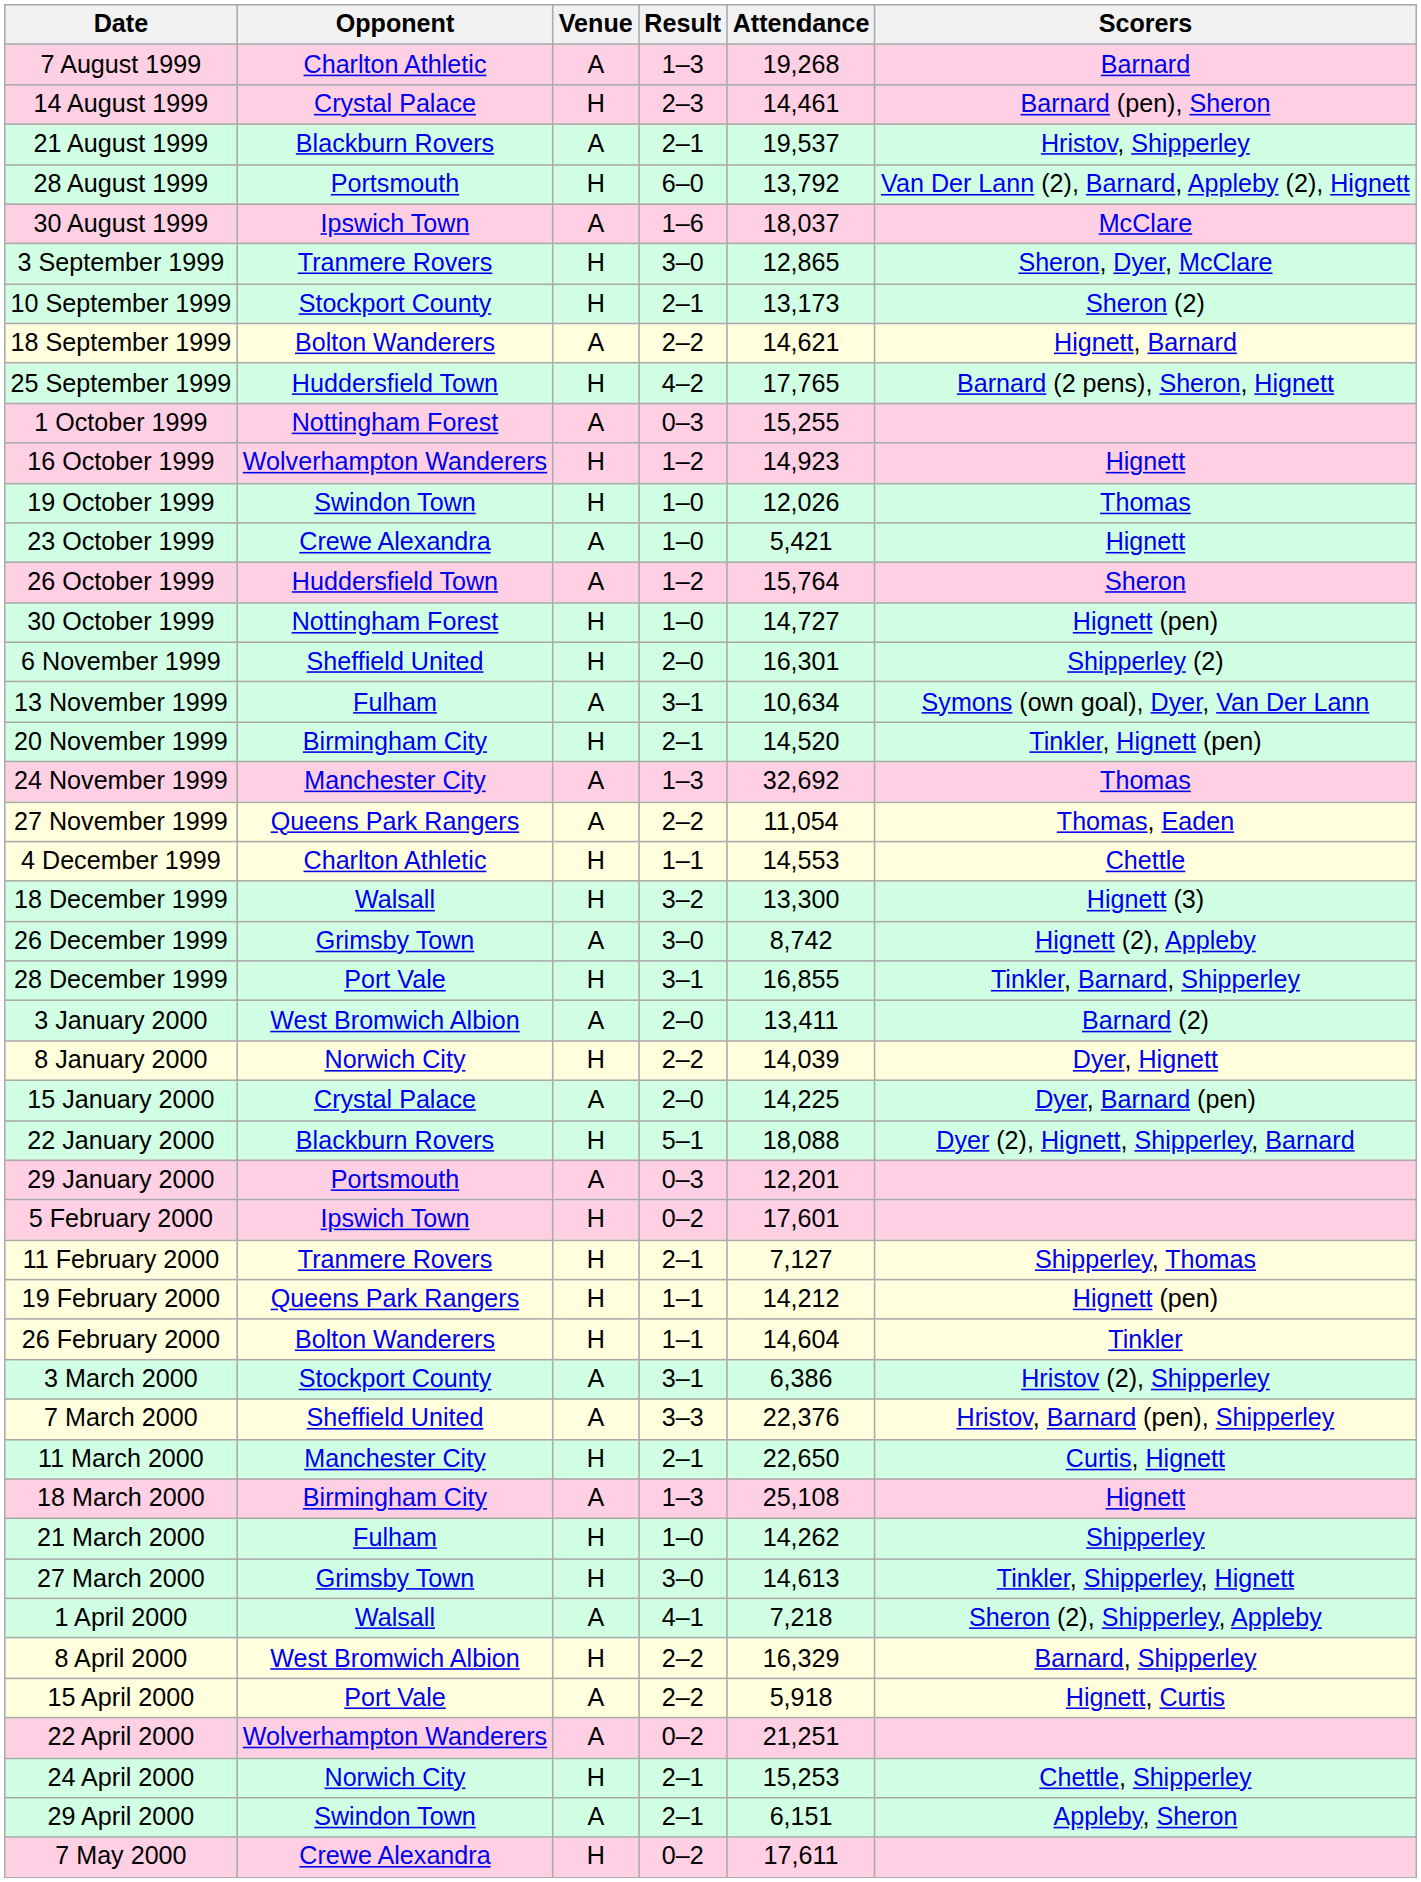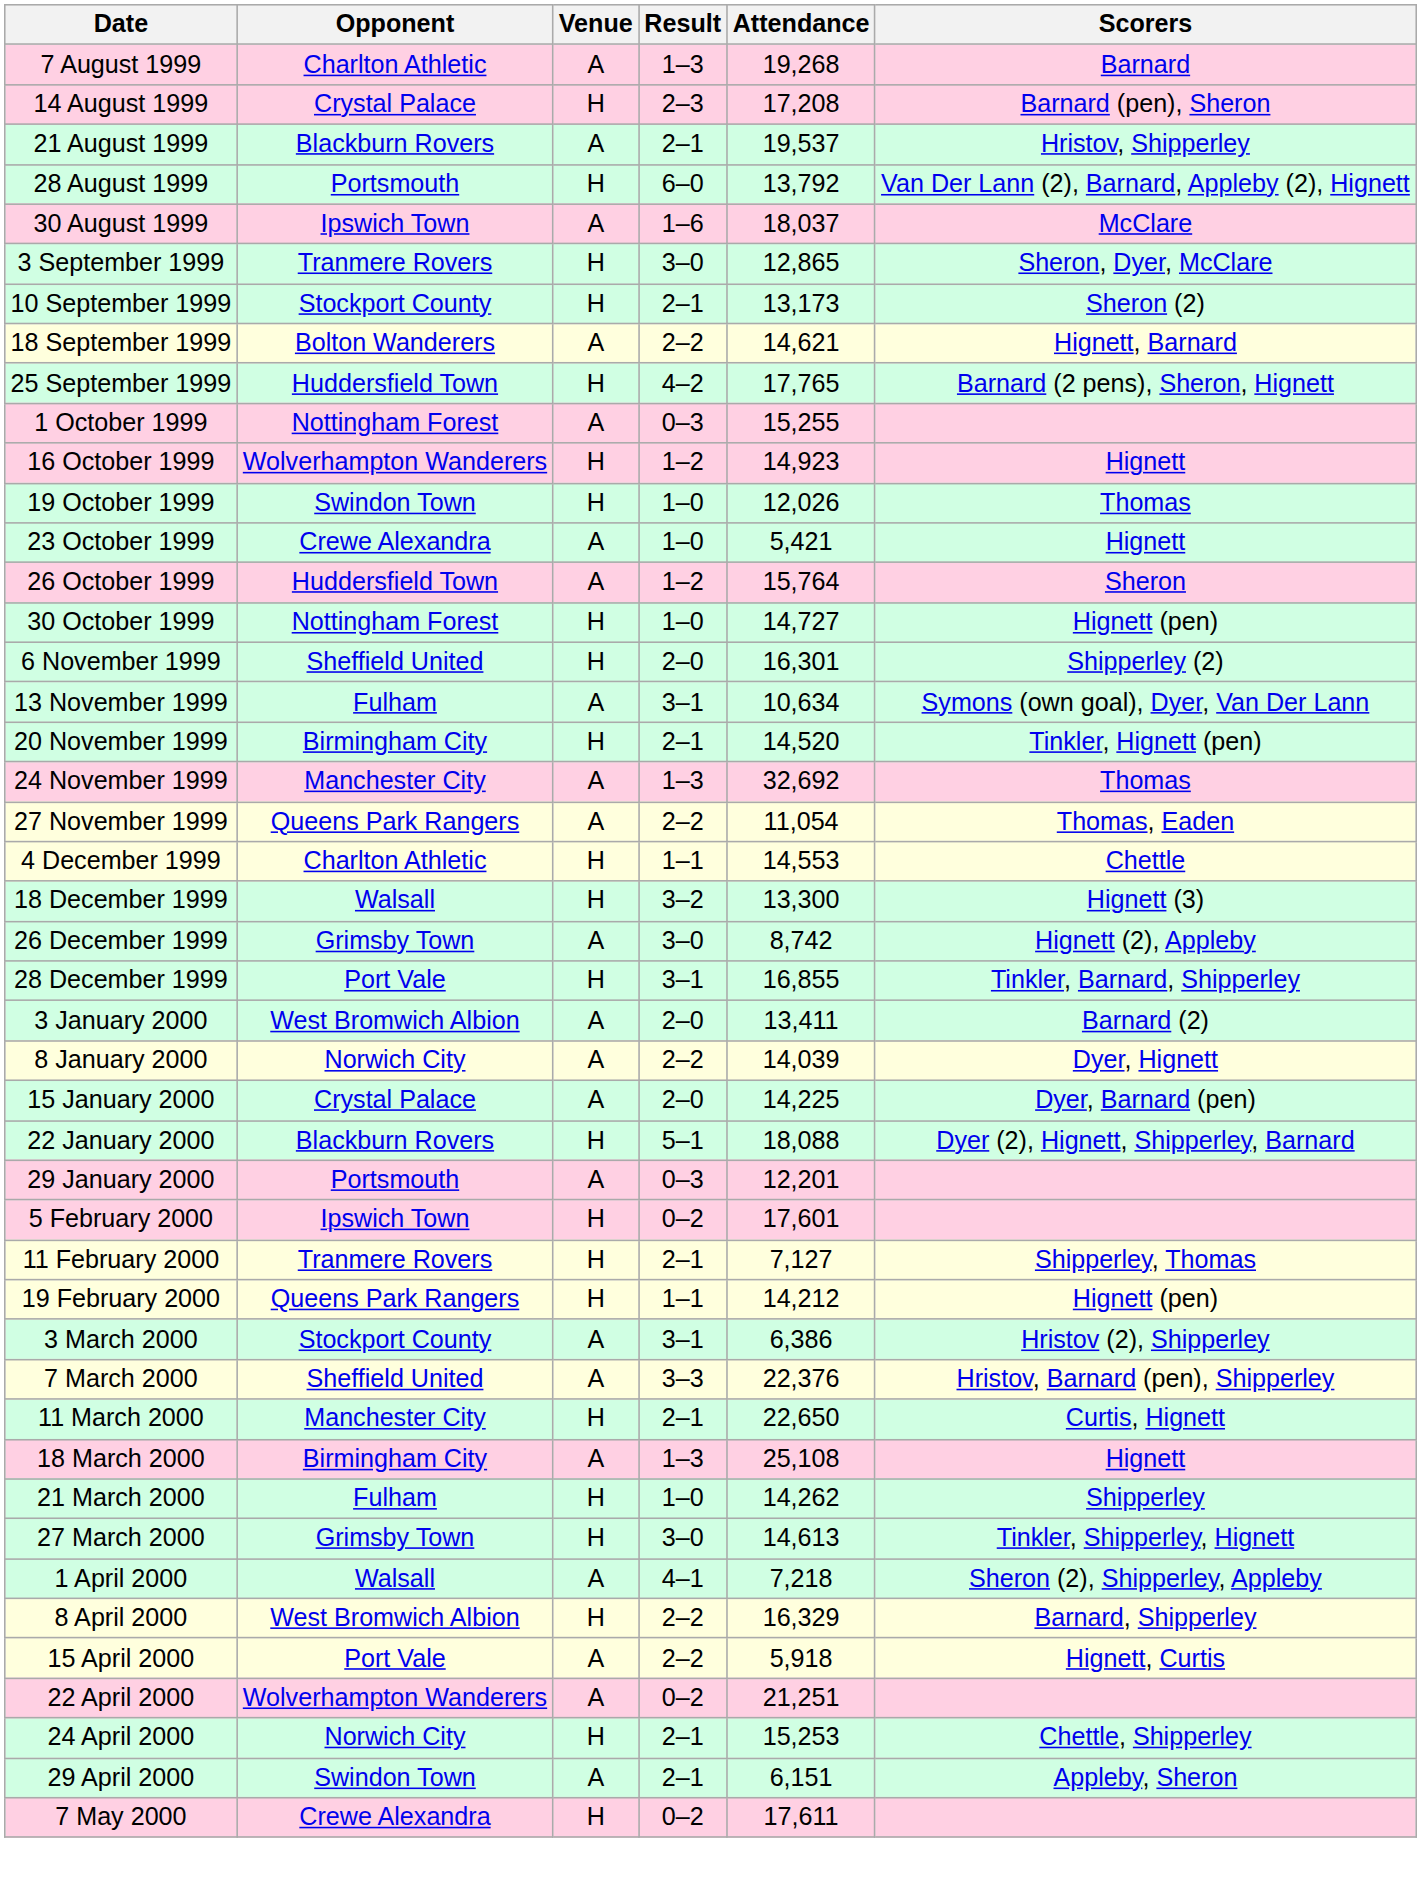(801, 104) 14,461 -> (801, 104) 17,208
(596, 1060) H -> (596, 1060) A
- row: (121, 1339)
